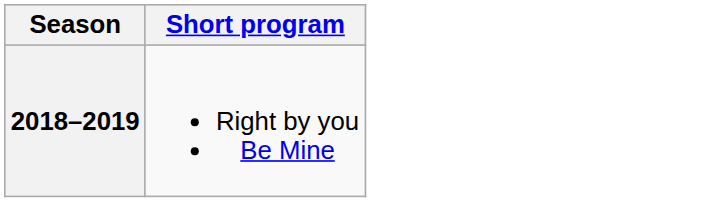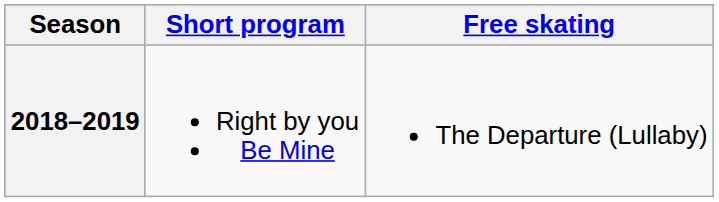+ column: (539, 24)
